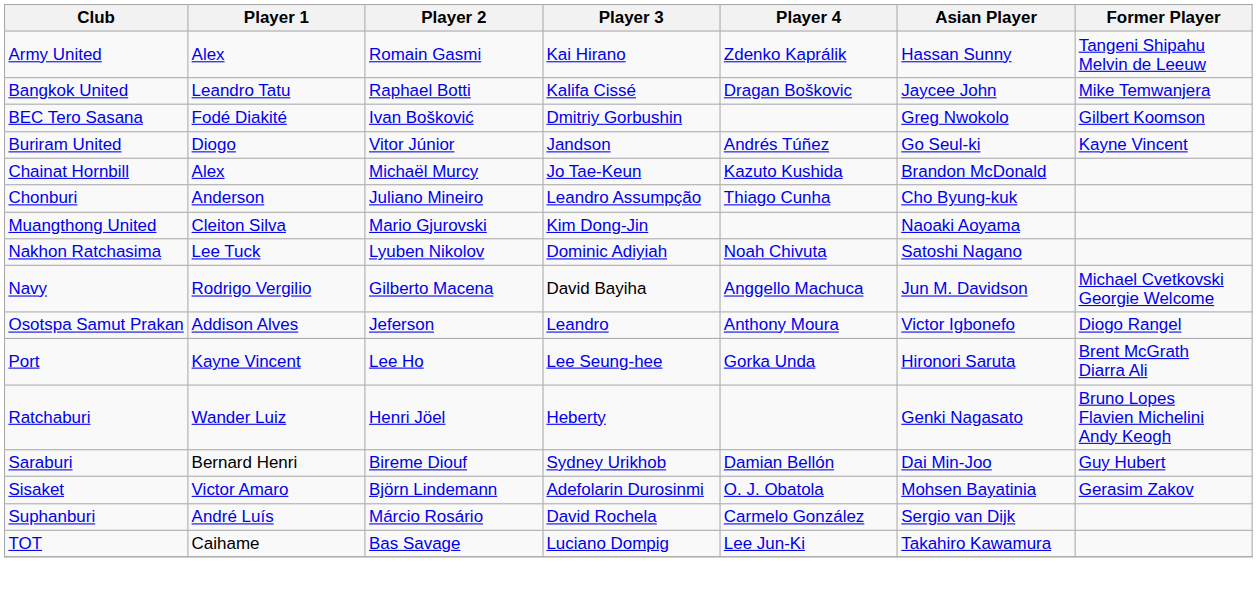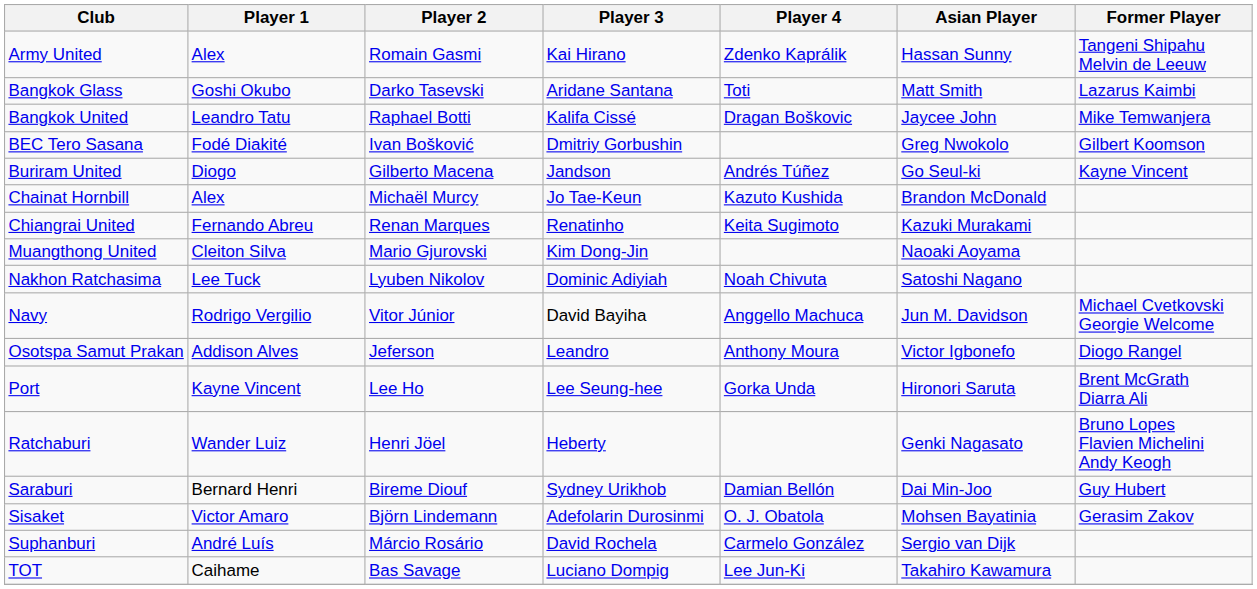+ row: (65, 90)
(412, 144) Vitor Júnior -> (431, 171) Gilberto Macena
+ row: (72, 225)
- row: (43, 198)
(431, 288) Gilberto Macena -> (412, 315) Vitor Júnior
